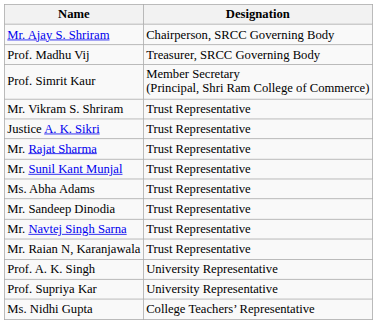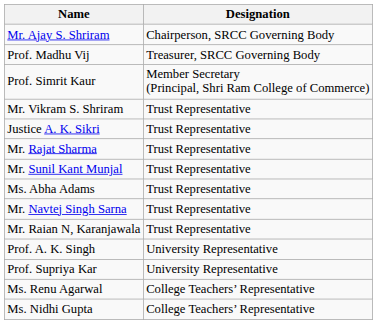- row: (61, 209)
+ row: (55, 289)
